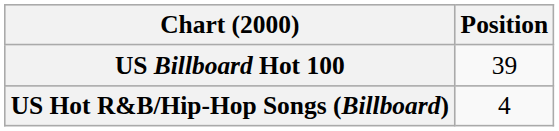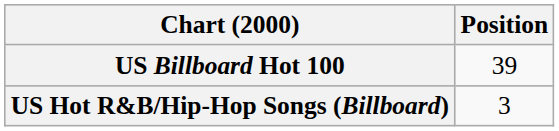(504, 105) 4 -> (504, 105) 3
